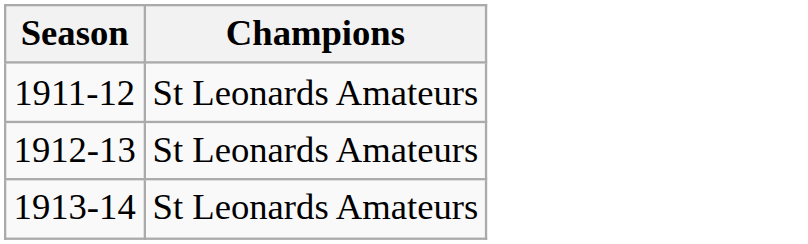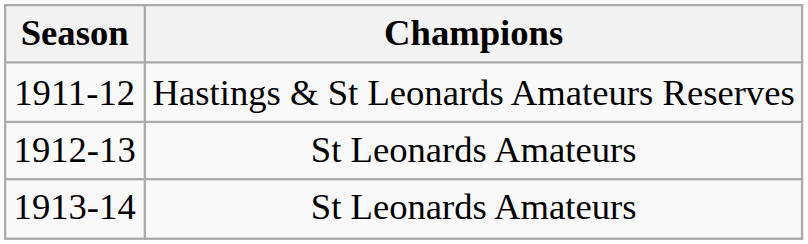(315, 91) St Leonards Amateurs -> (474, 91) Hastings & St Leonards Amateurs Reserves
